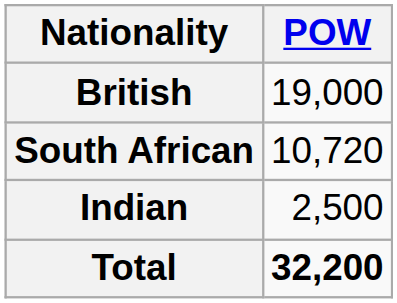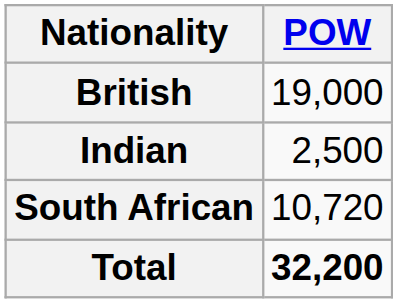rows swapped: (134, 150) <-> (134, 208)
